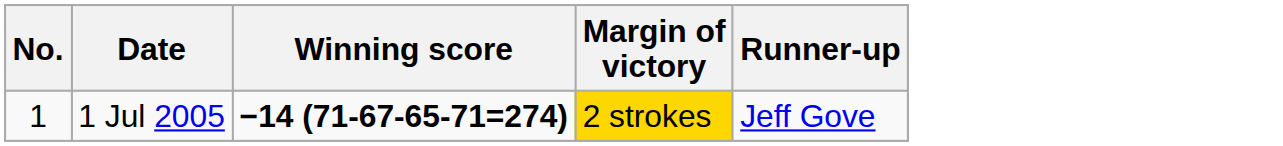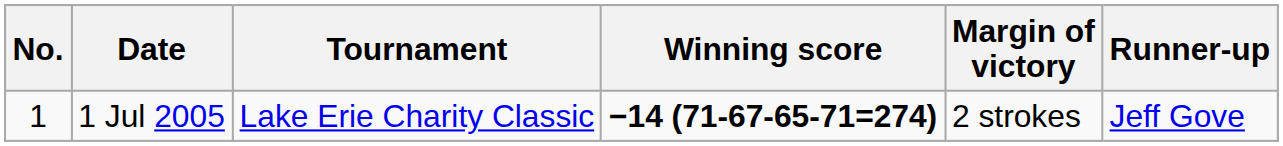+ column: (417, 48)
(647, 116) gold background -> (1016, 116) no background
